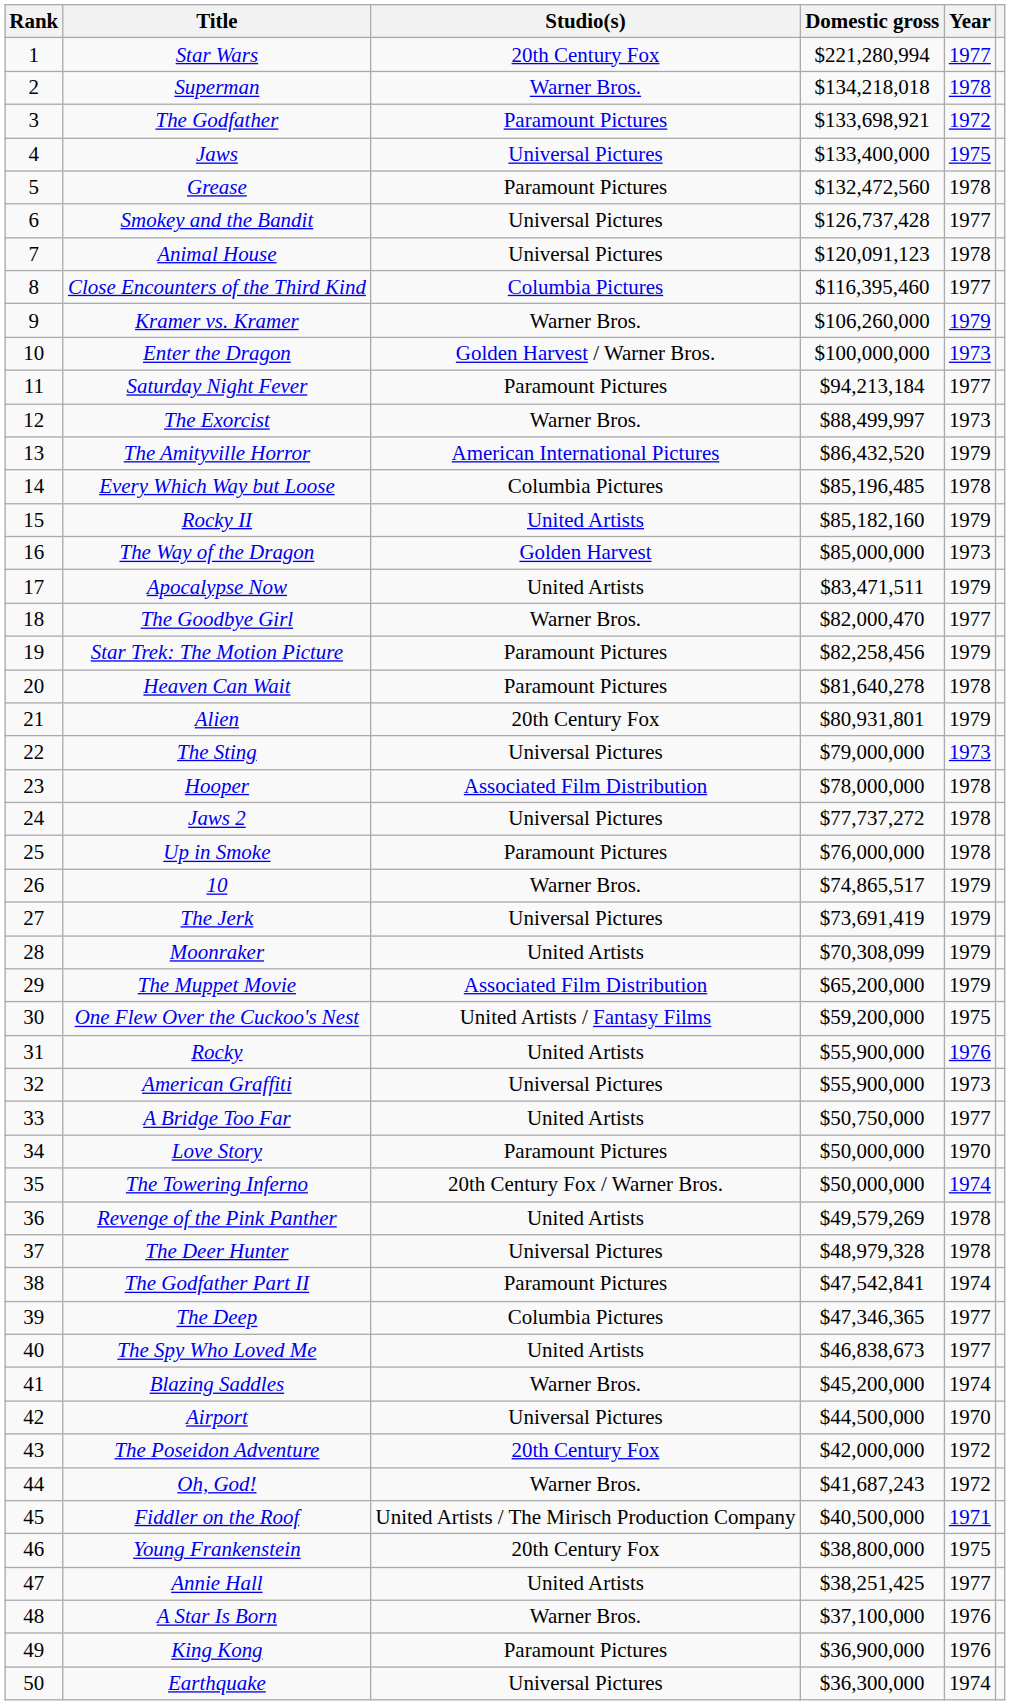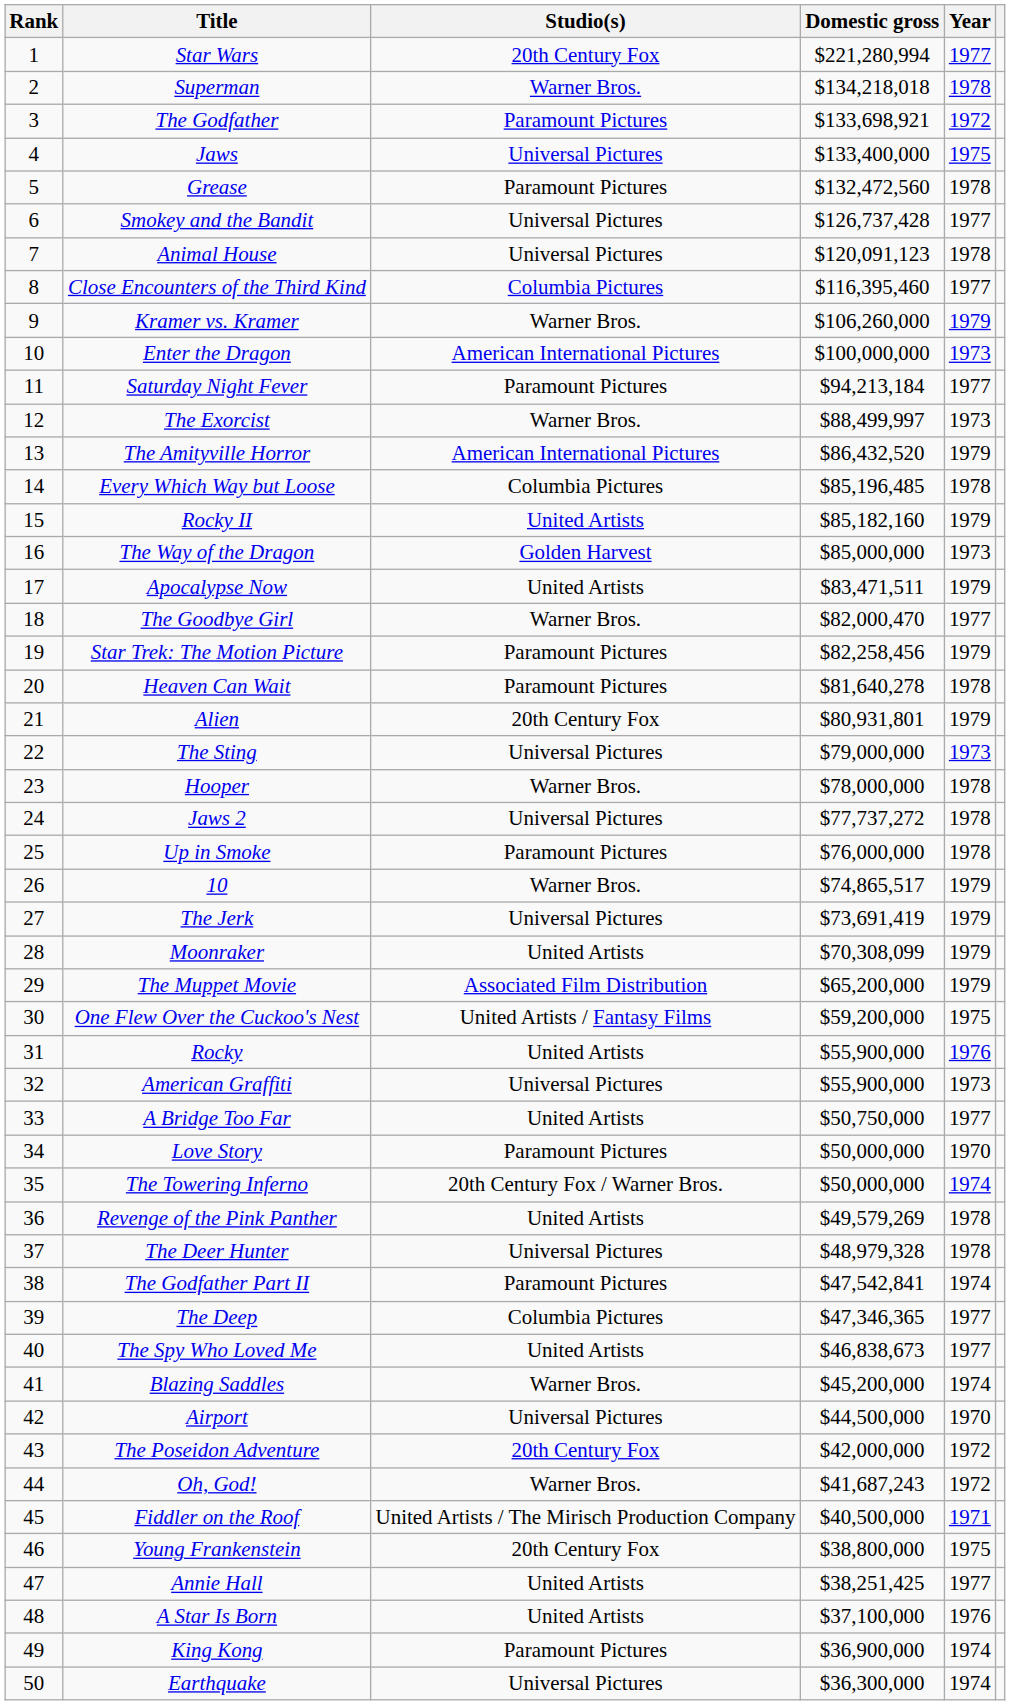(585, 353) Golden Harvest / Warner Bros. -> (585, 353) American International Pictures
(585, 785) Associated Film Distribution -> (585, 785) Warner Bros.
(585, 1616) Warner Bros. -> (585, 1616) United Artists
(970, 1649) 1976 -> (970, 1649) 1974
